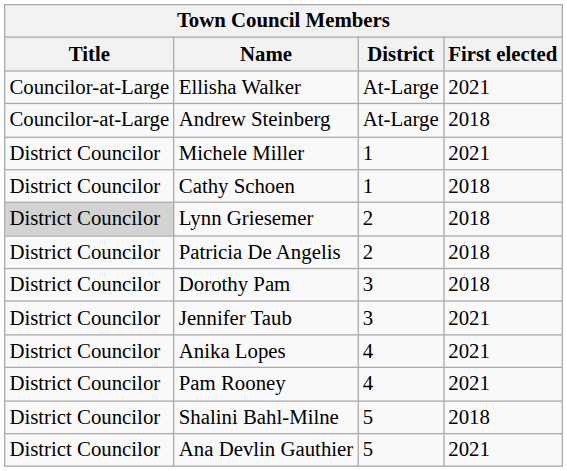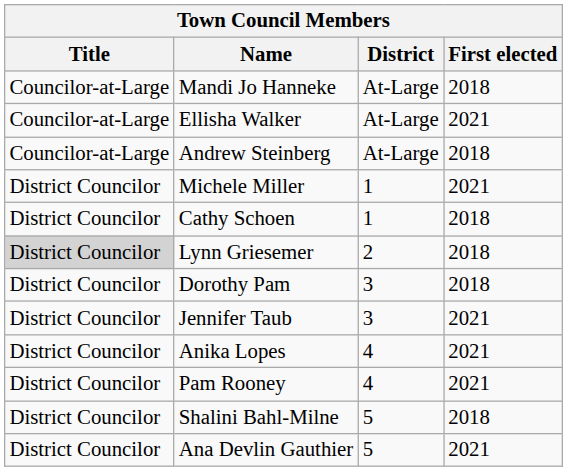+ row: (257, 86)
- row: (260, 251)
